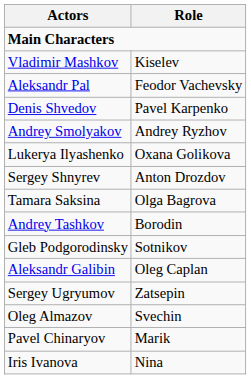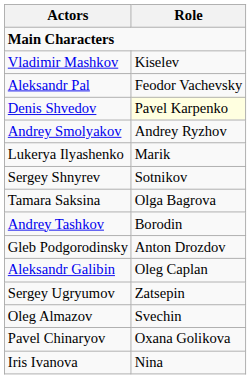(181, 108) no background -> (181, 108) lightyellow background
(183, 154) Oxana Golikova -> (152, 154) Marik
(180, 177) Anton Drozdov -> (161, 177) Sotnikov
(161, 246) Sotnikov -> (180, 246) Anton Drozdov
(152, 339) Marik -> (183, 339) Oxana Golikova
